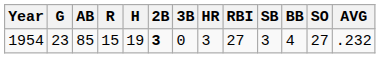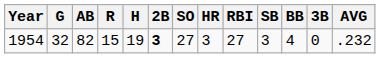columns swapped: (185, 17) <-> (320, 17)
(60, 41) 23 -> (60, 41) 32
(85, 41) 85 -> (85, 41) 82
